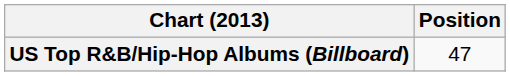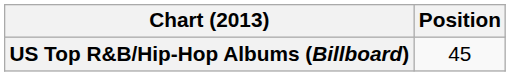(460, 53) 47 -> (460, 53) 45
